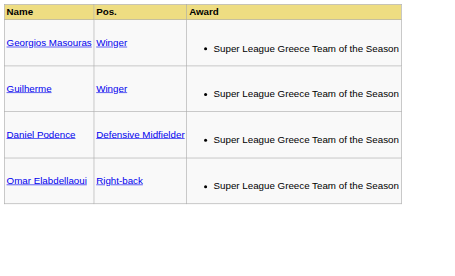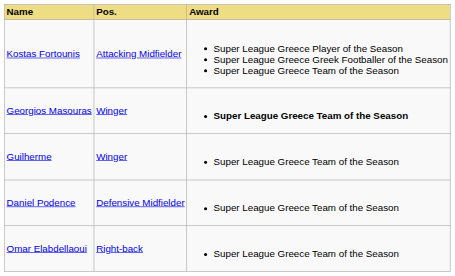+ row: (43, 53)
(294, 48) normal -> (319, 116) bold
